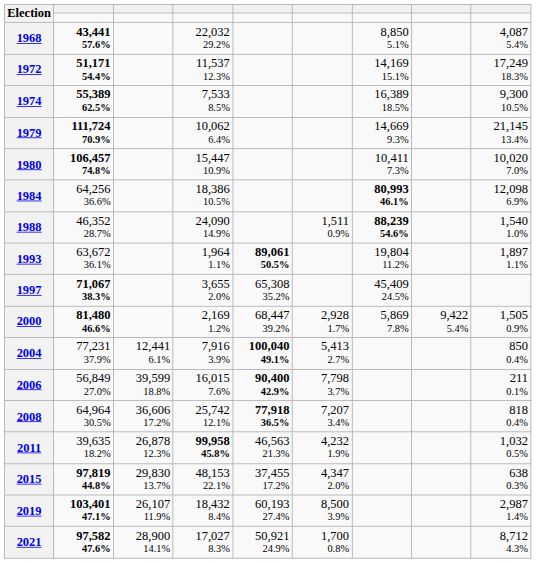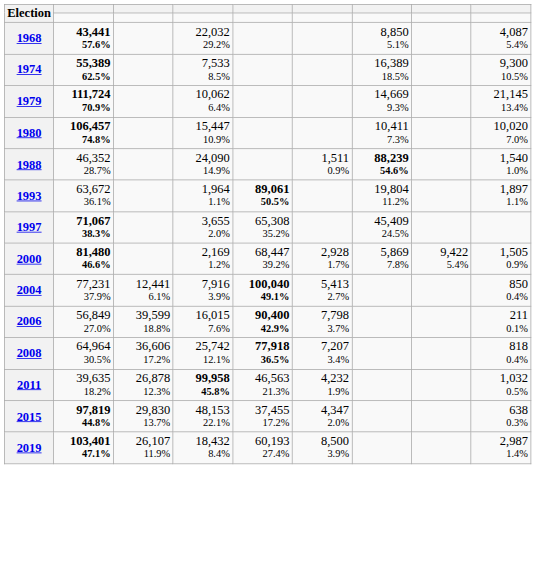- row: (29, 69)
- row: (29, 195)
- row: (29, 542)
